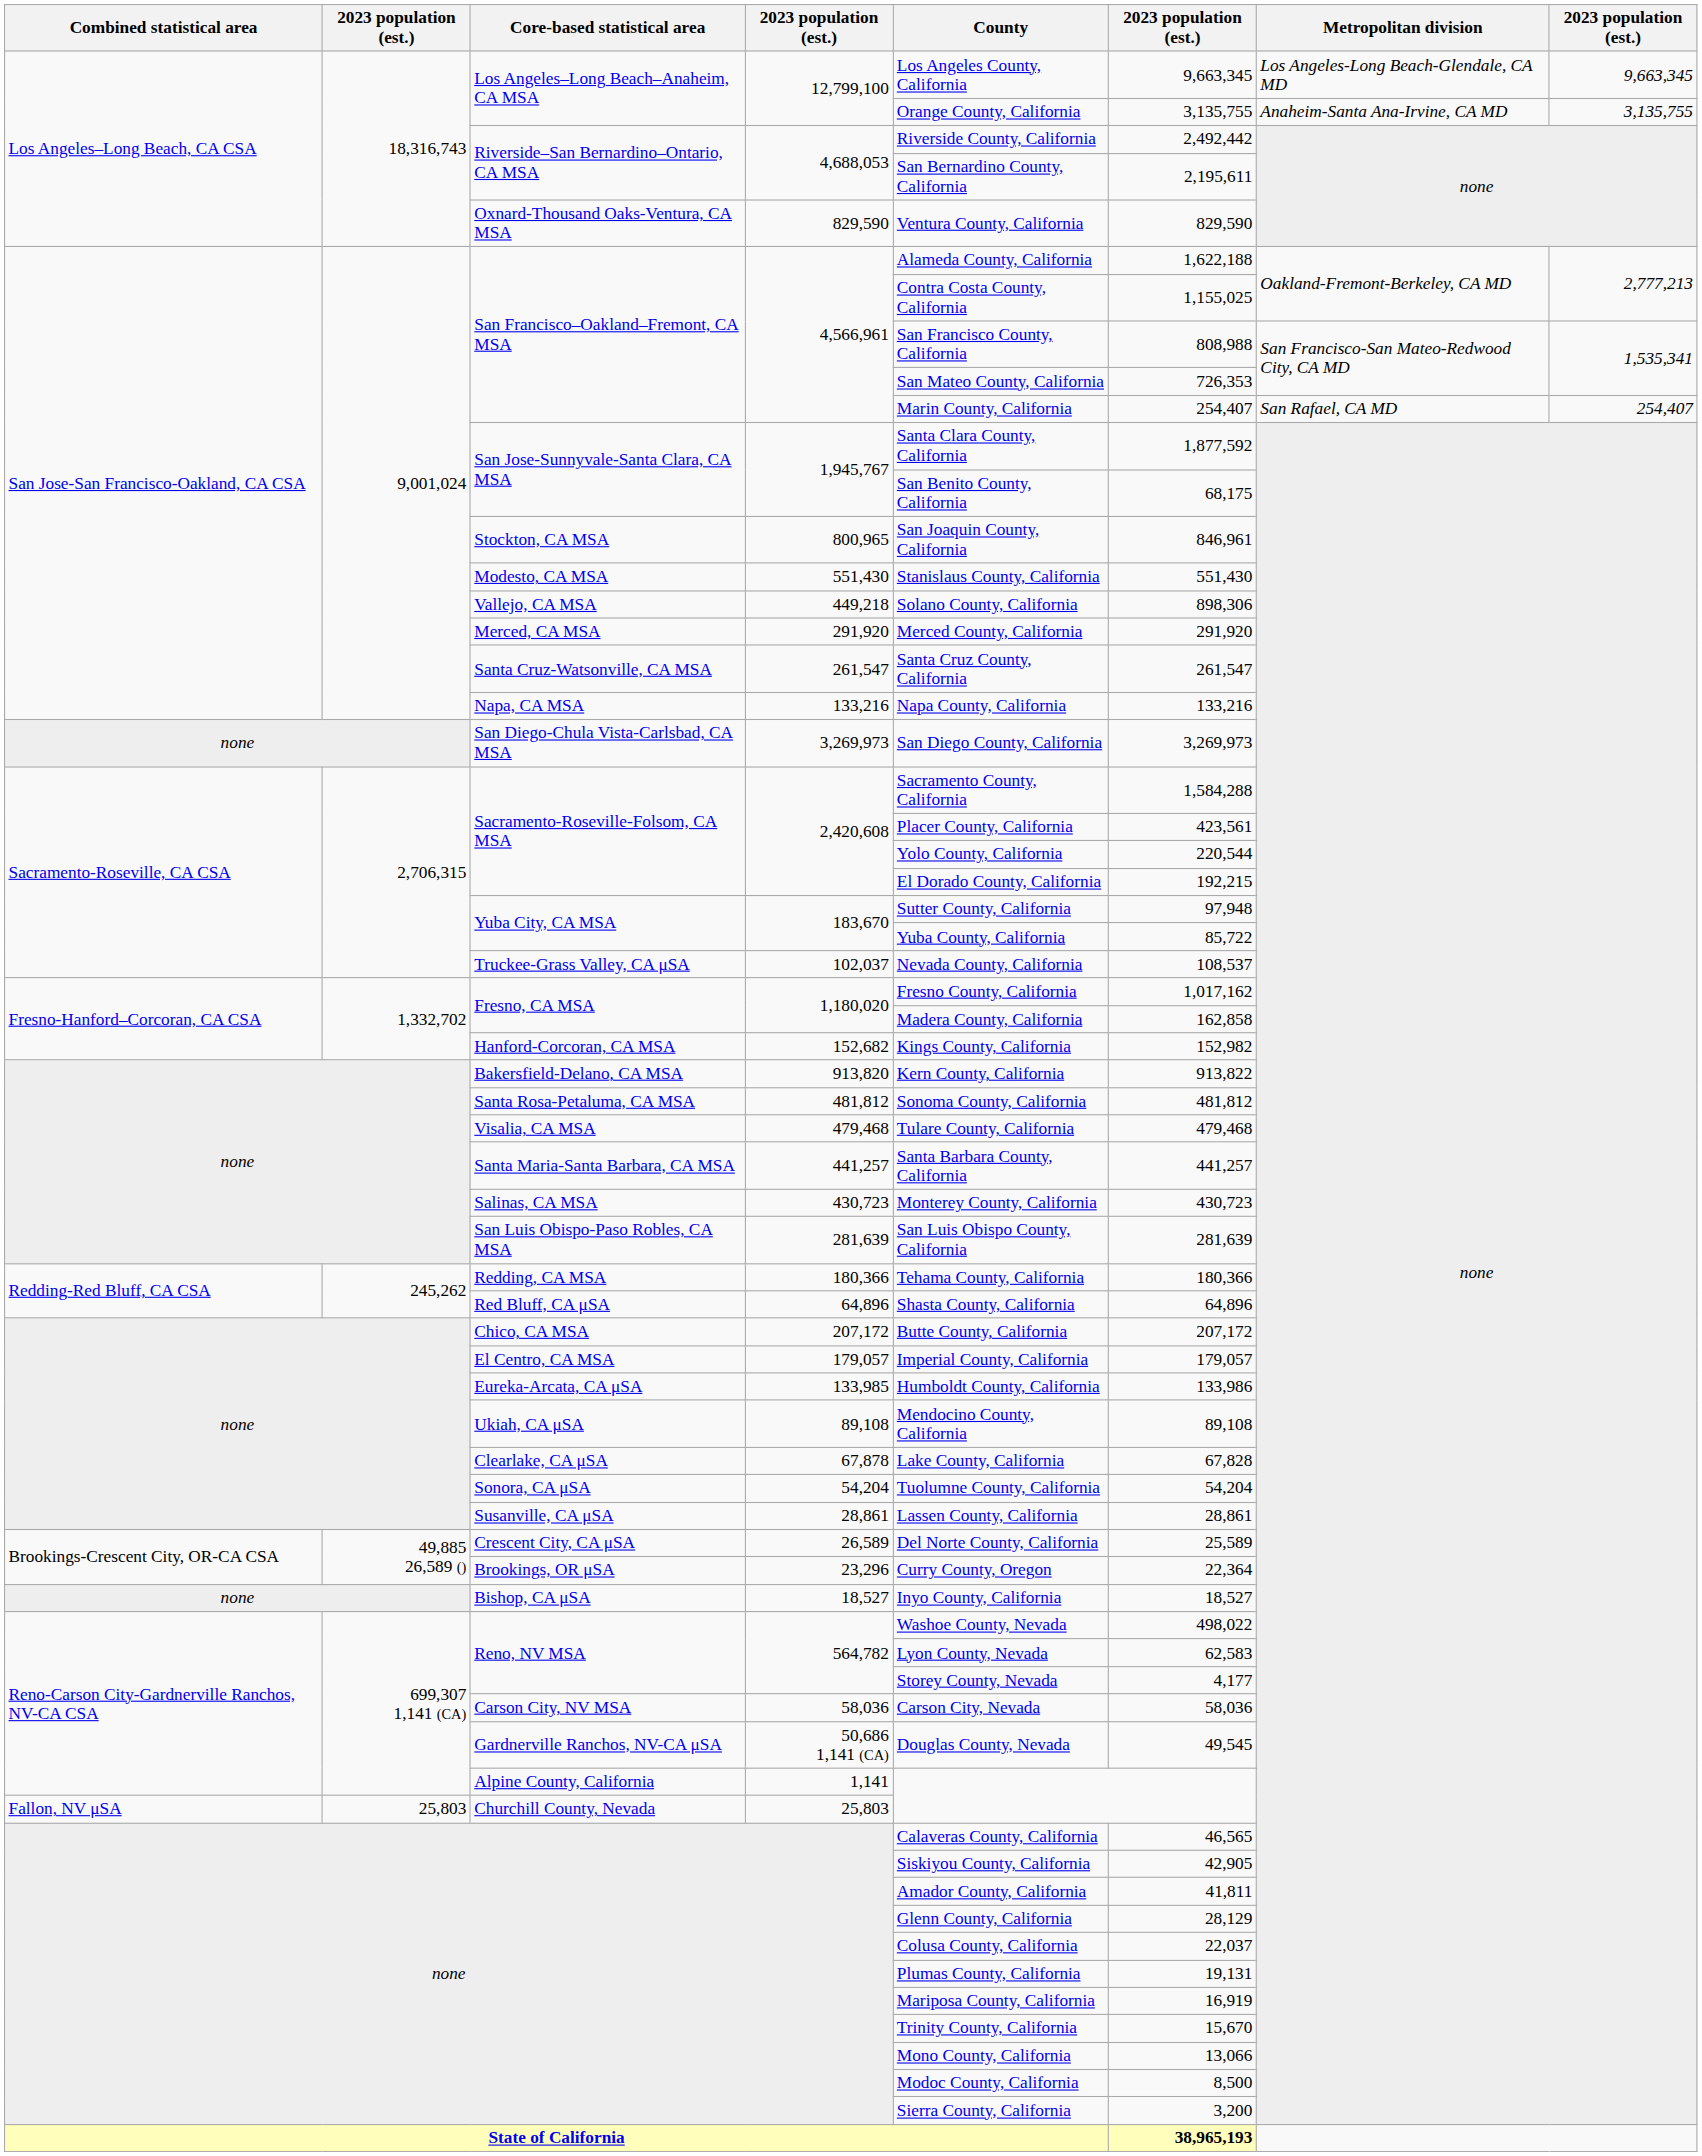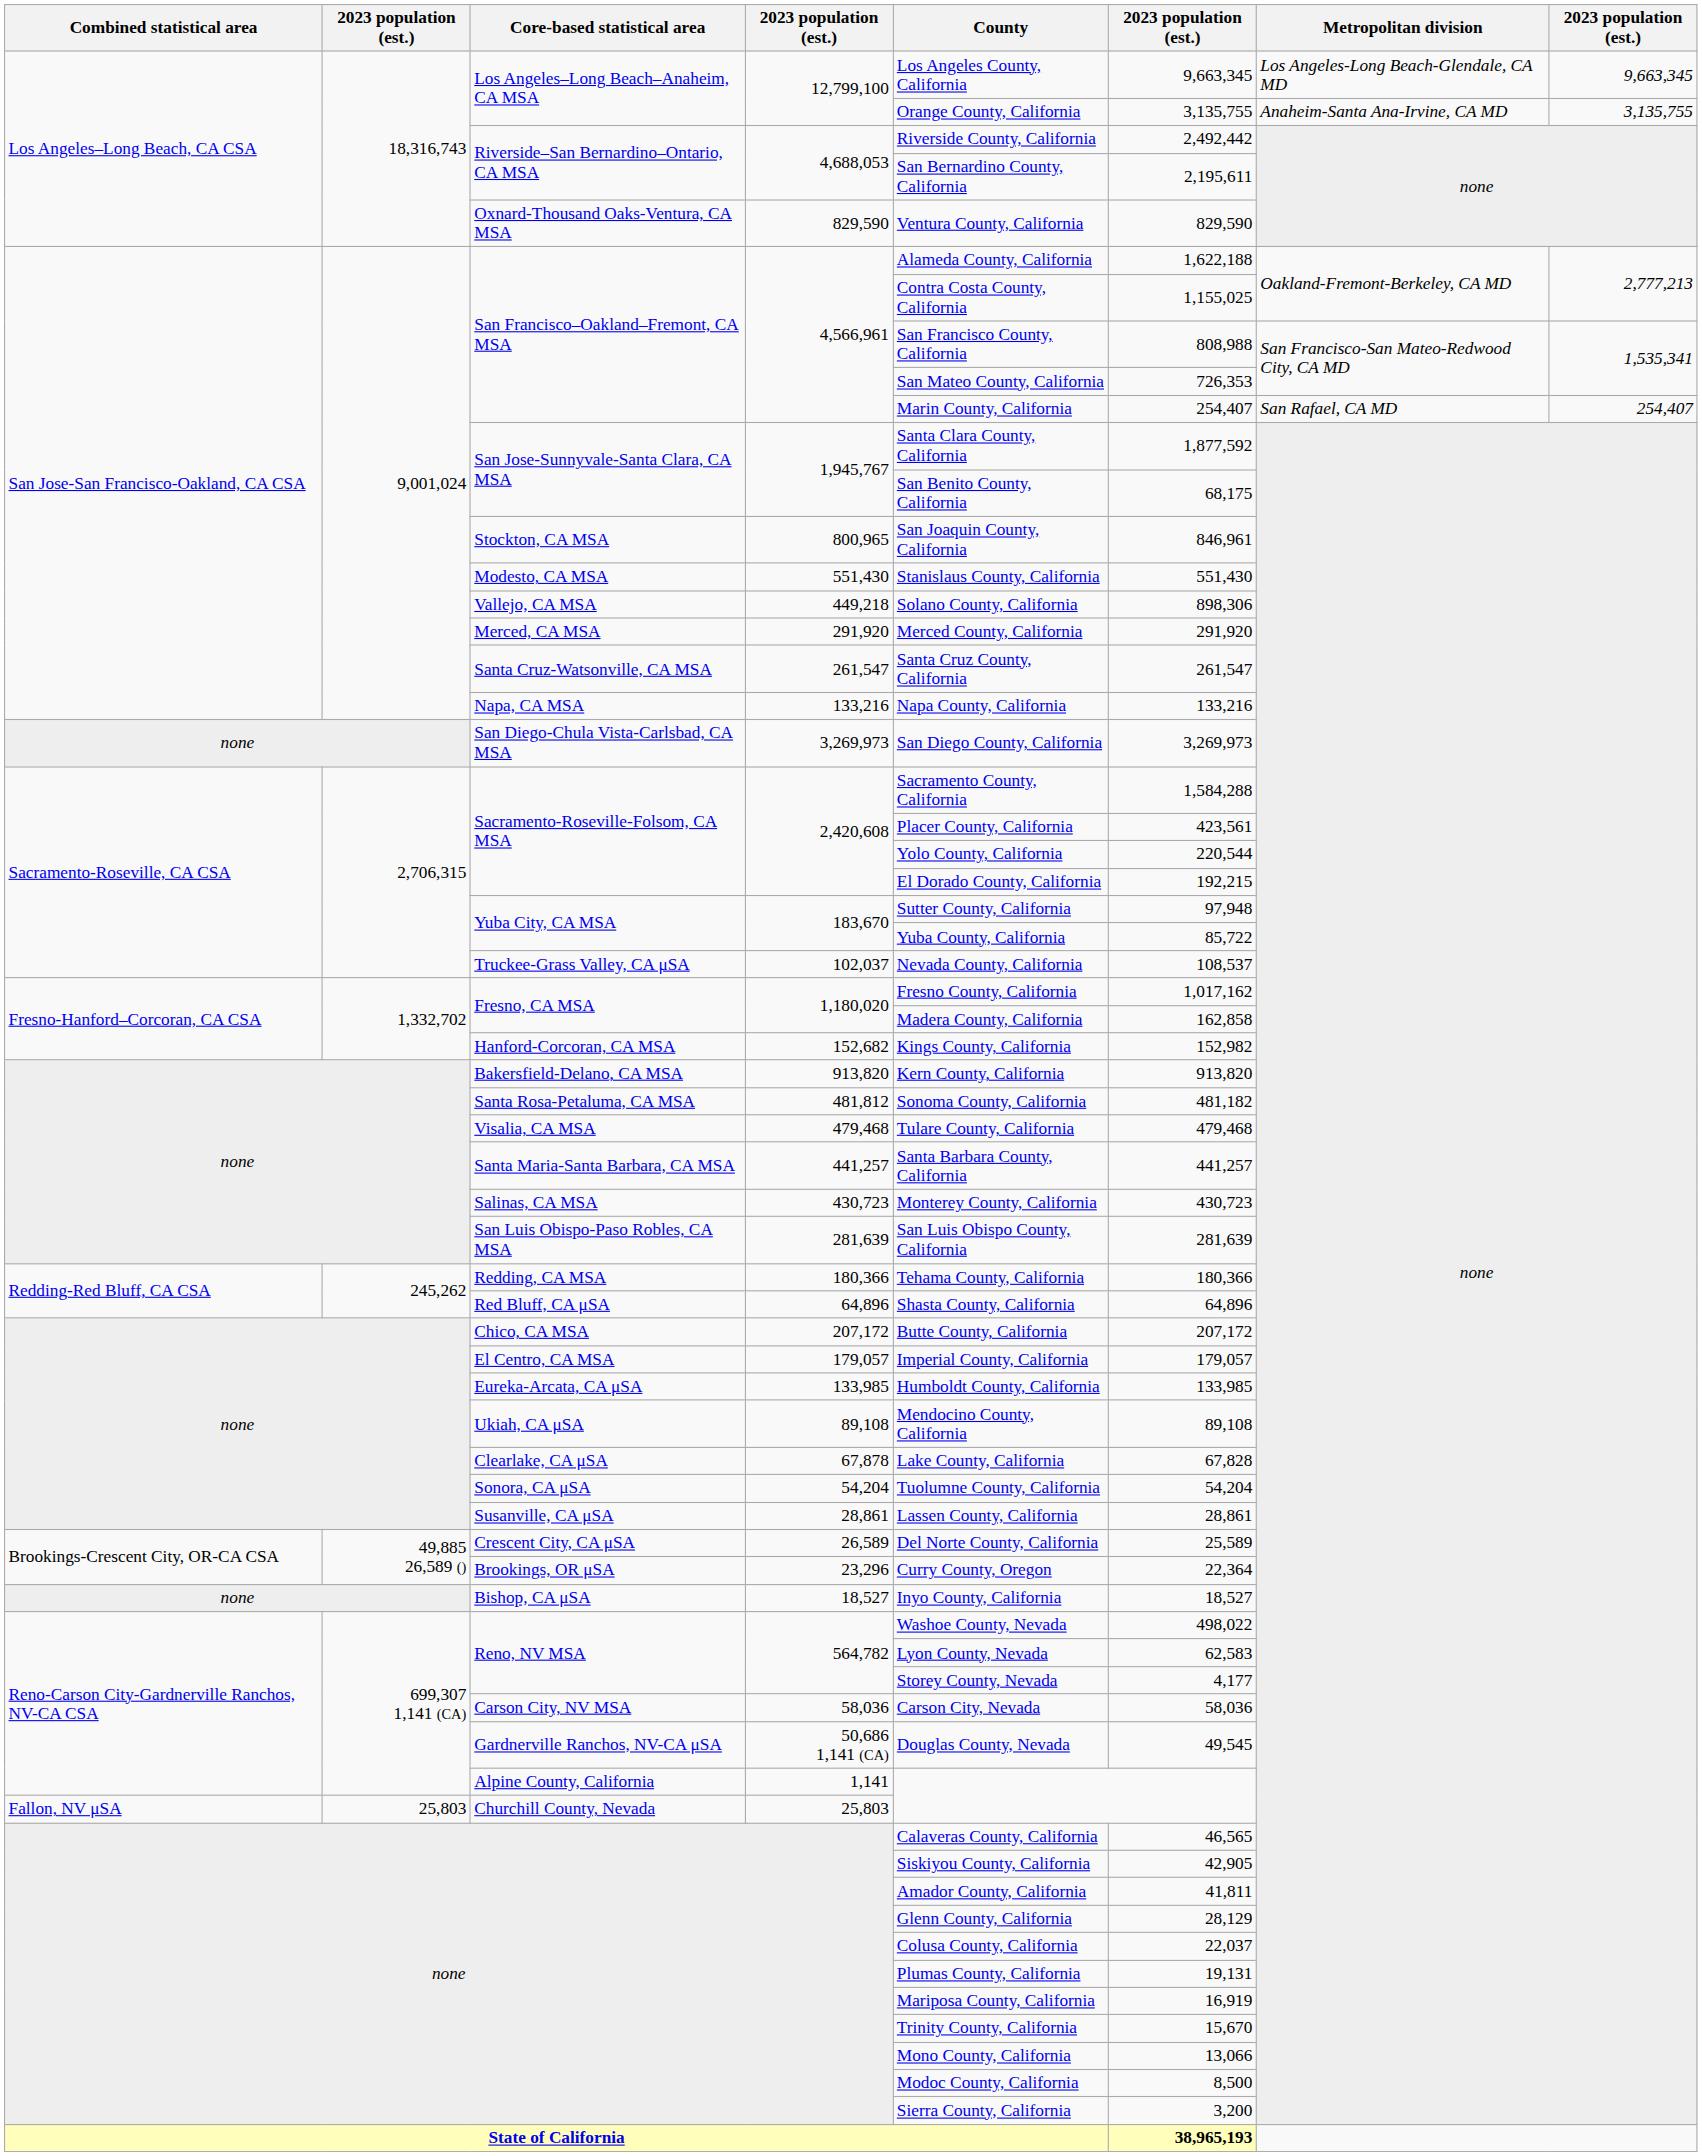(1224, 1073) 913,822 -> (1224, 1073) 913,820
(1224, 1101) 481,812 -> (1224, 1101) 481,182
(1224, 1386) 133,986 -> (1224, 1386) 133,985
